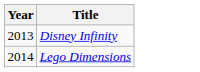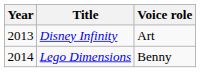+ column: (165, 14)
